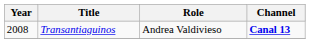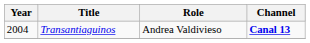(18, 30) 2008 -> (18, 30) 2004
